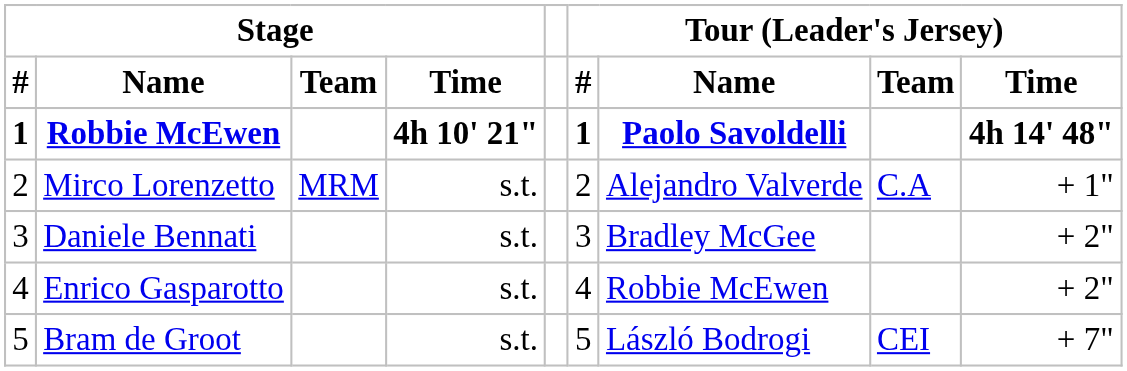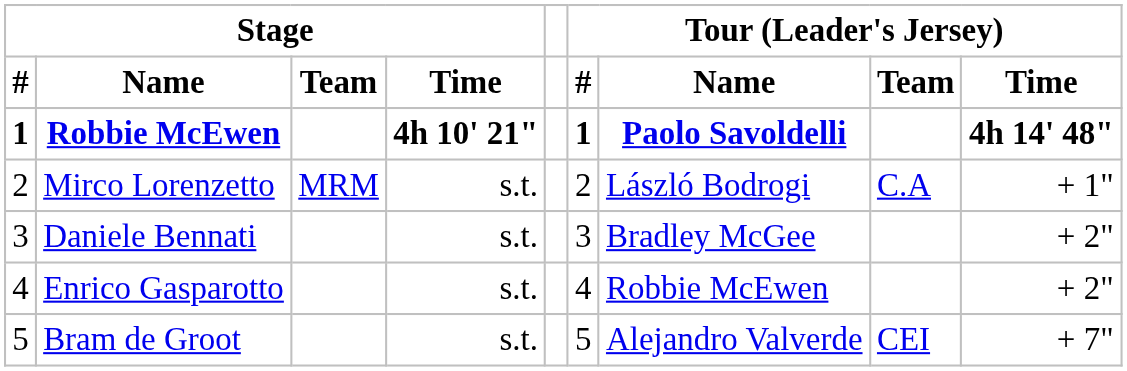(734, 184) Alejandro Valverde -> (708, 184) László Bodrogi
(708, 339) László Bodrogi -> (734, 339) Alejandro Valverde
